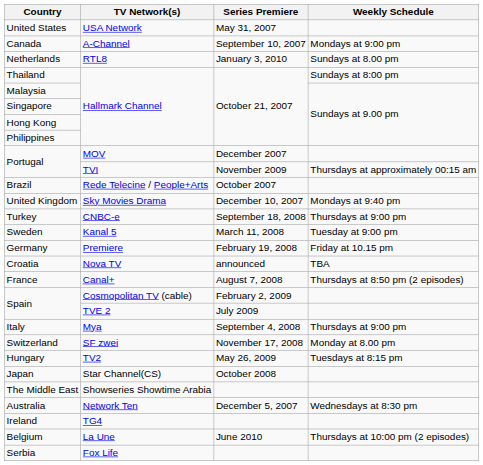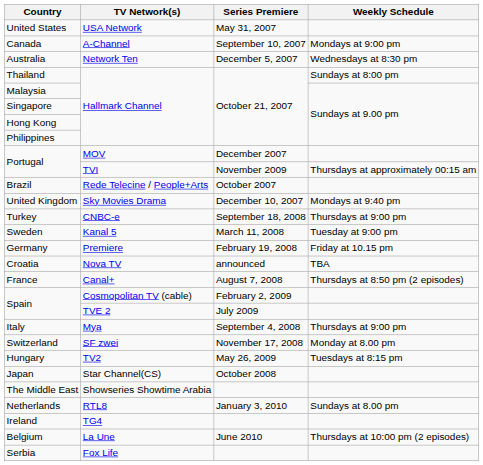rows swapped: (26, 405) <-> (33, 59)
